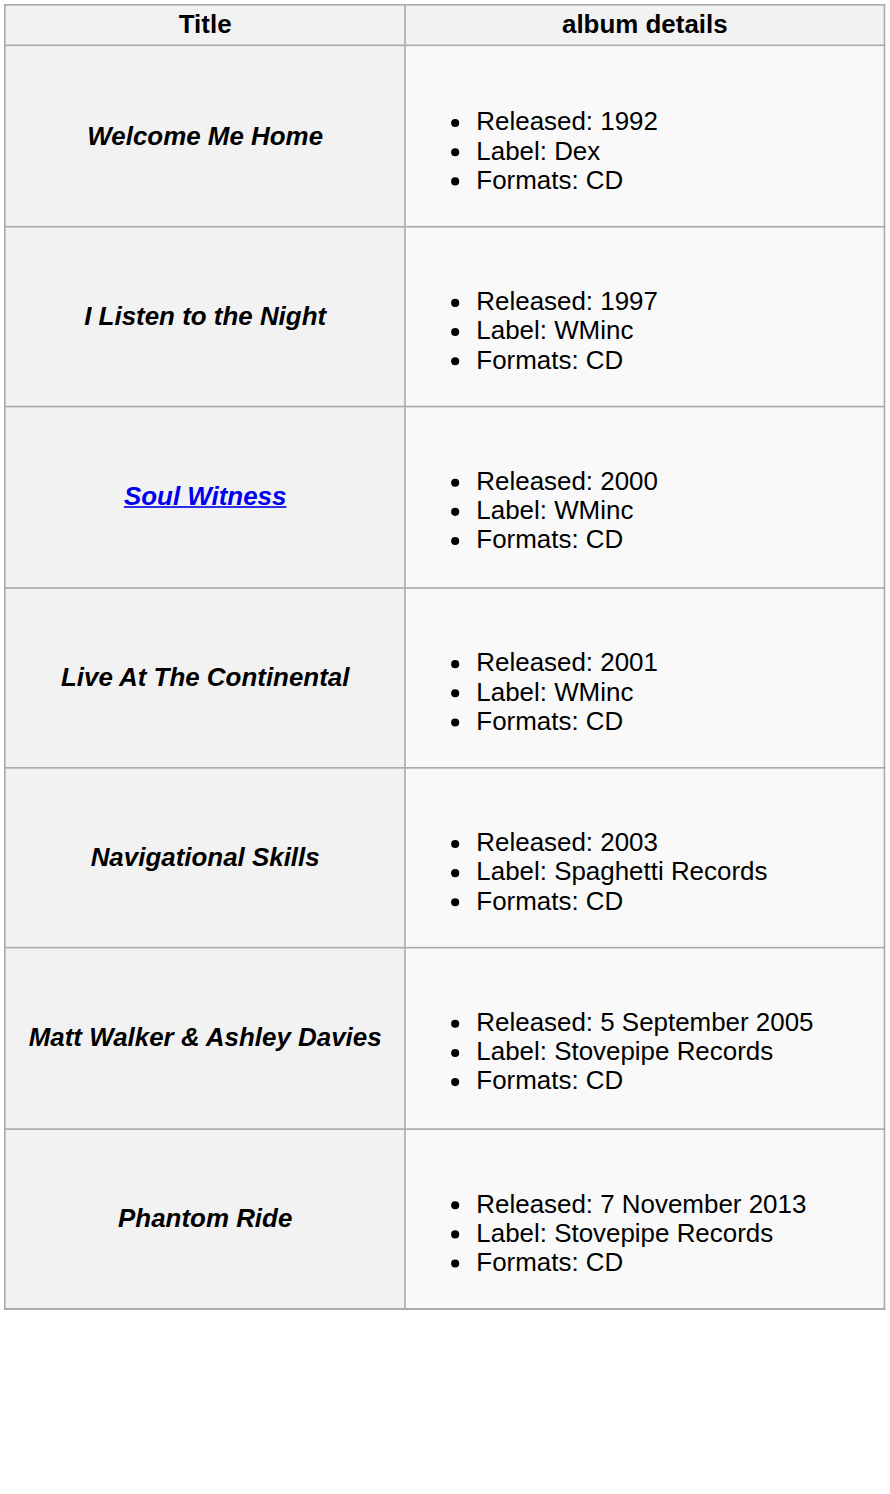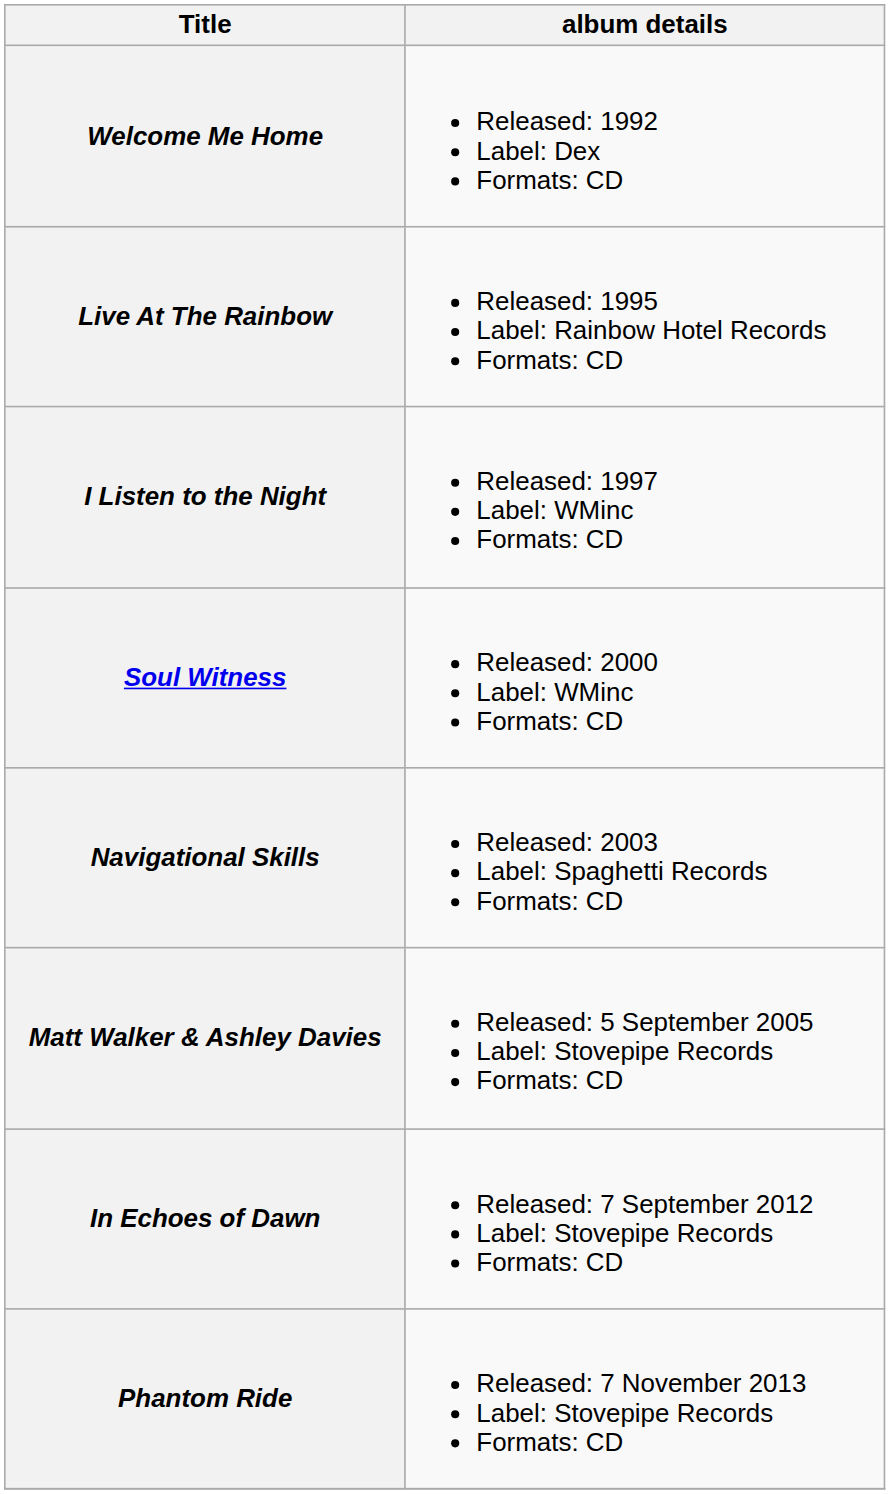+ row: (205, 316)
- row: (205, 677)
+ row: (205, 1218)
